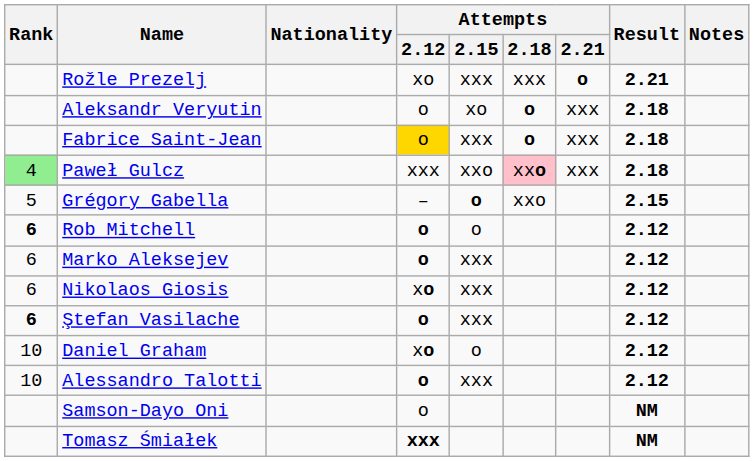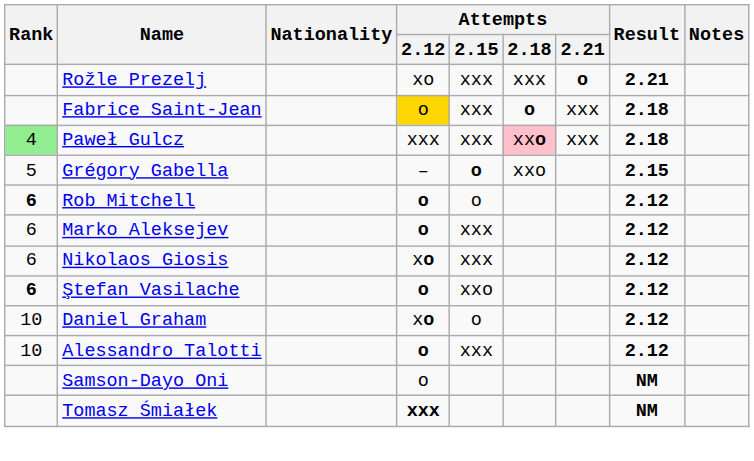- row: (162, 110)
(476, 170) xxo -> (476, 140) xxx
(476, 321) xxx -> (476, 291) xxo
